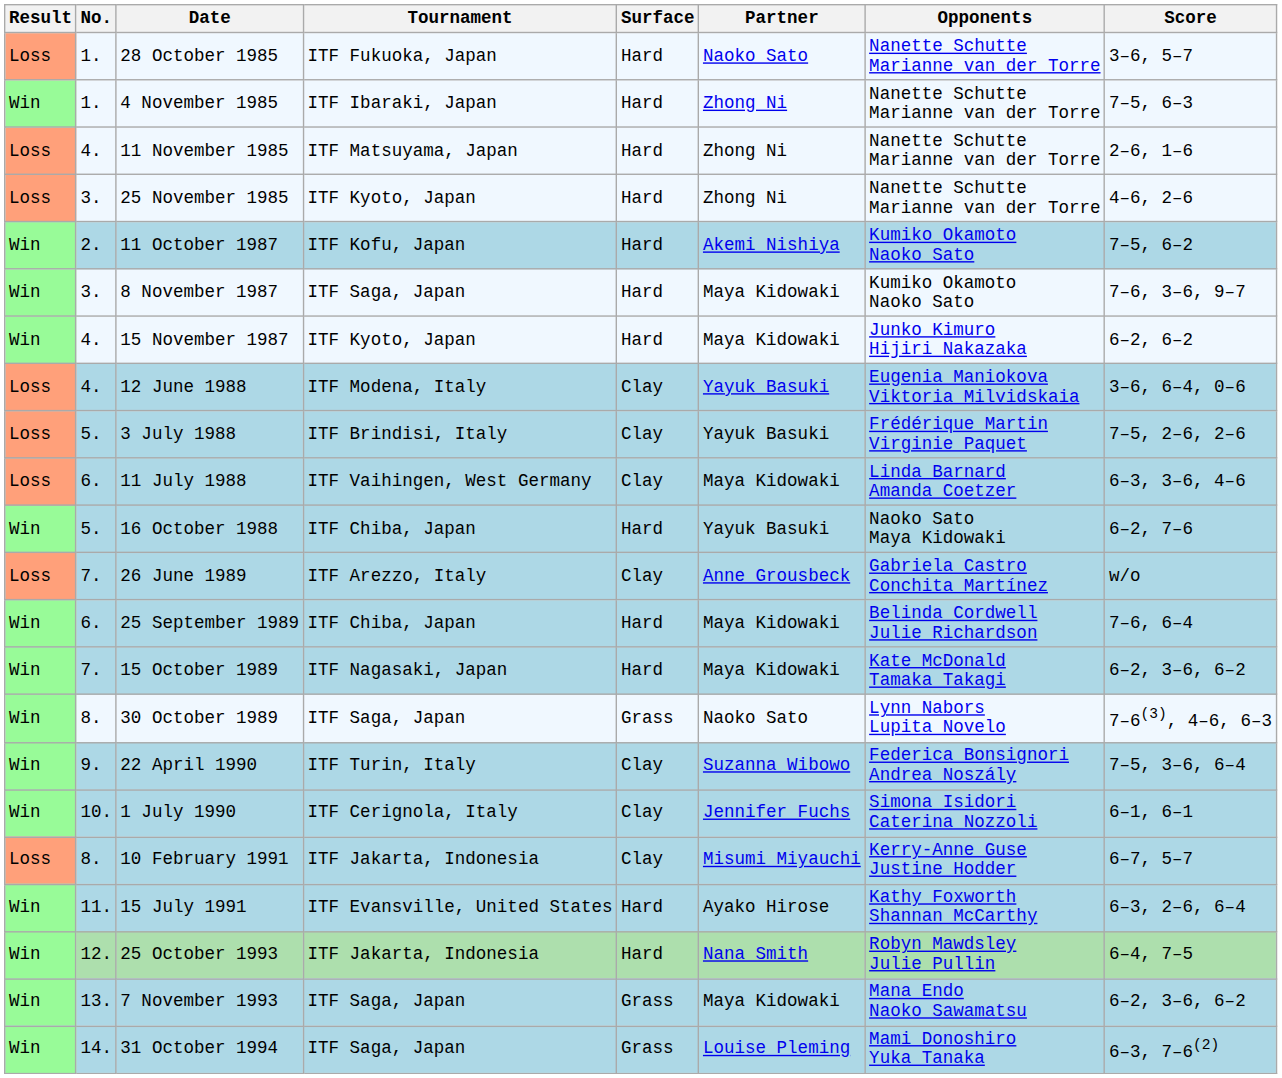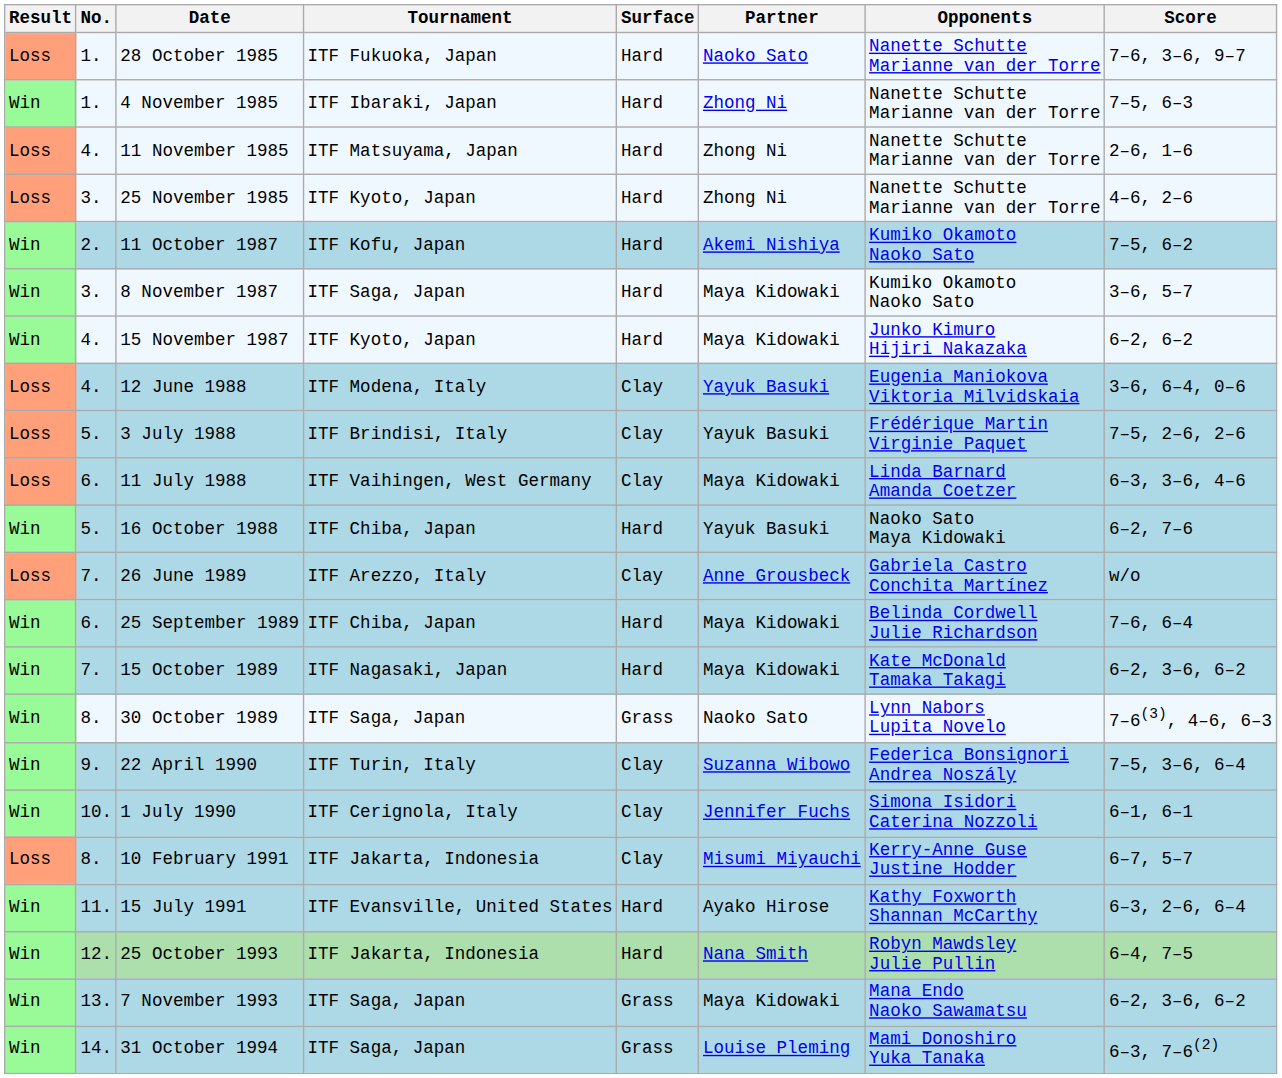(1151, 56) 3–6, 5–7 -> (1177, 56) 7–6, 3–6, 9–7
(1177, 292) 7–6, 3–6, 9–7 -> (1151, 292) 3–6, 5–7
